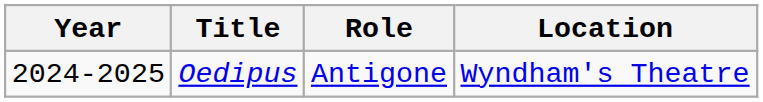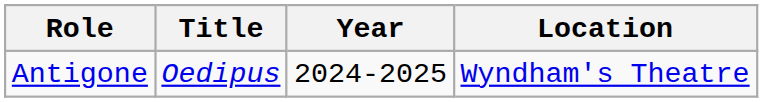columns swapped: (88, 28) <-> (379, 28)
